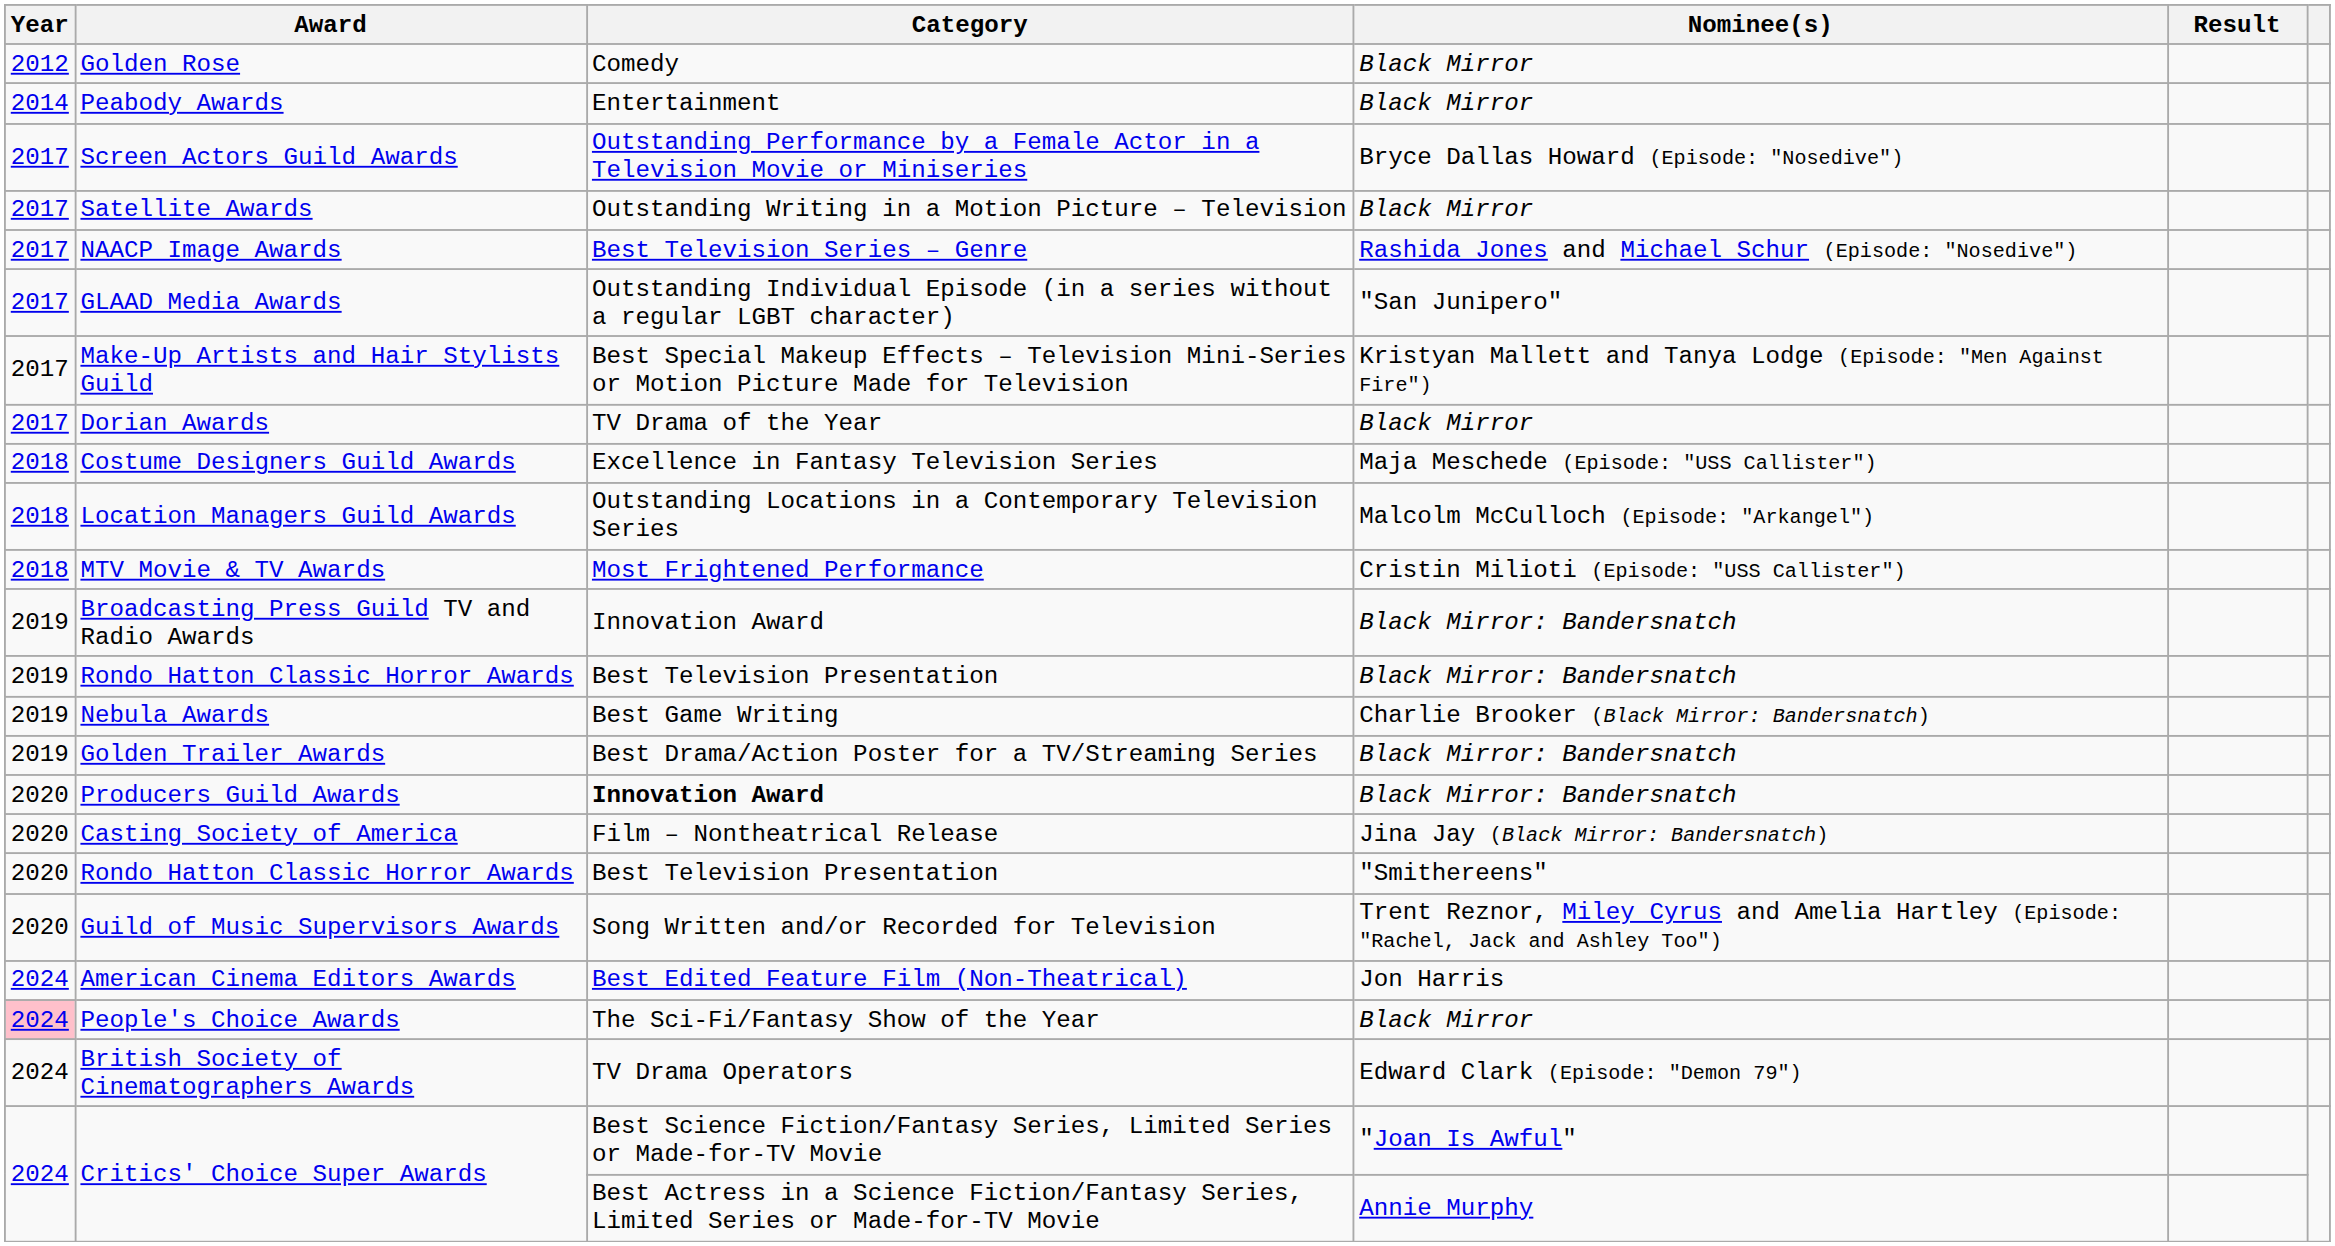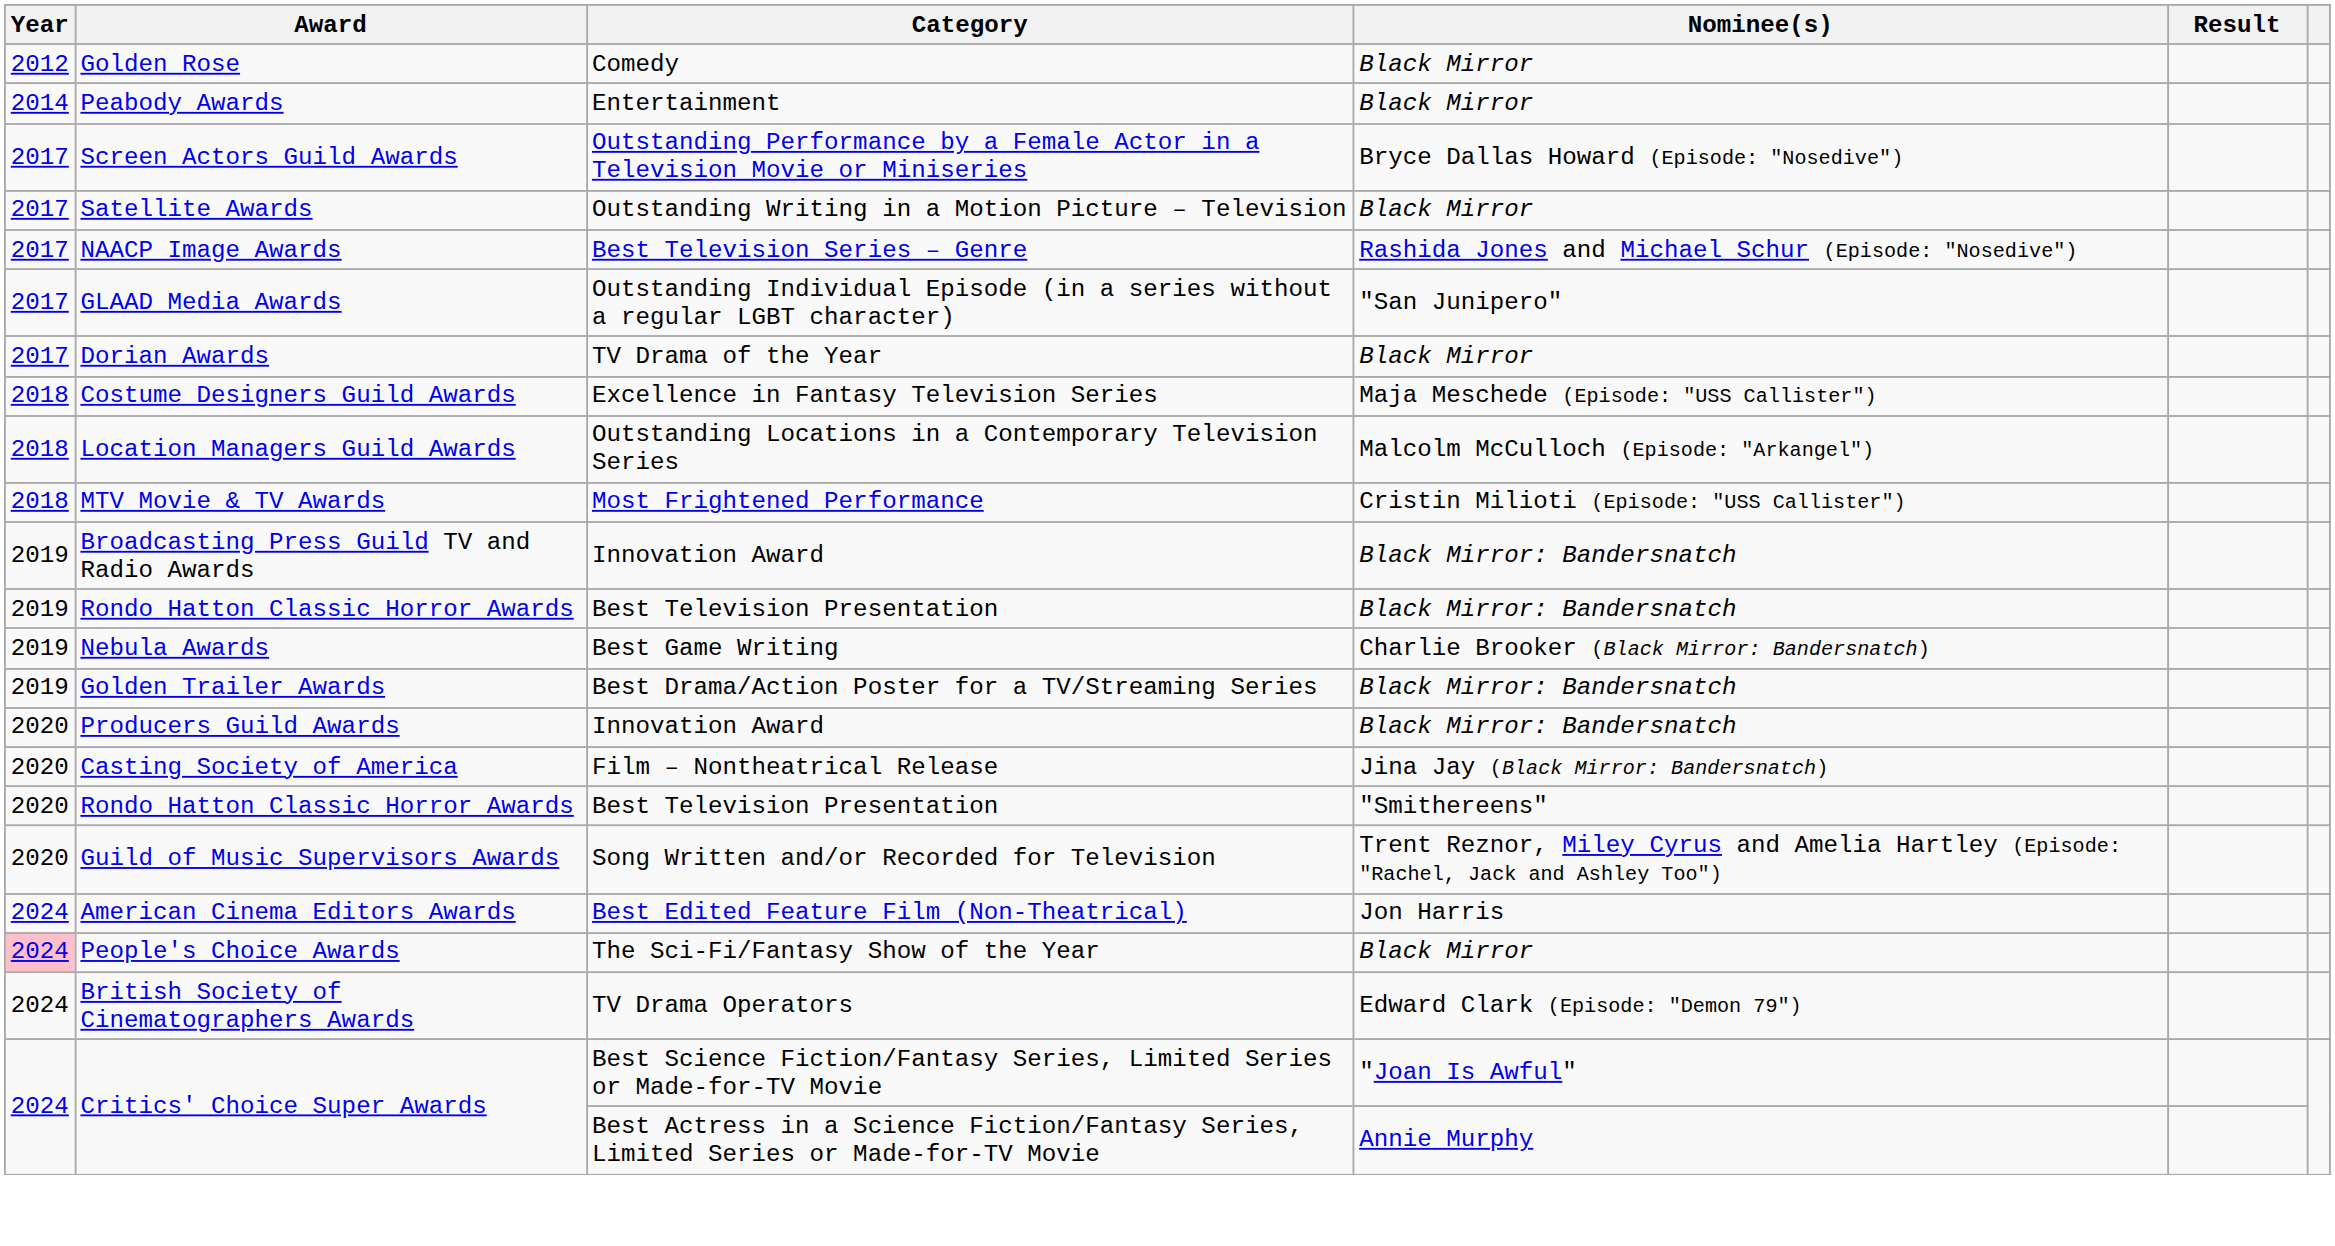- row: (320, 370)
(708, 795) bold -> (708, 727) normal
